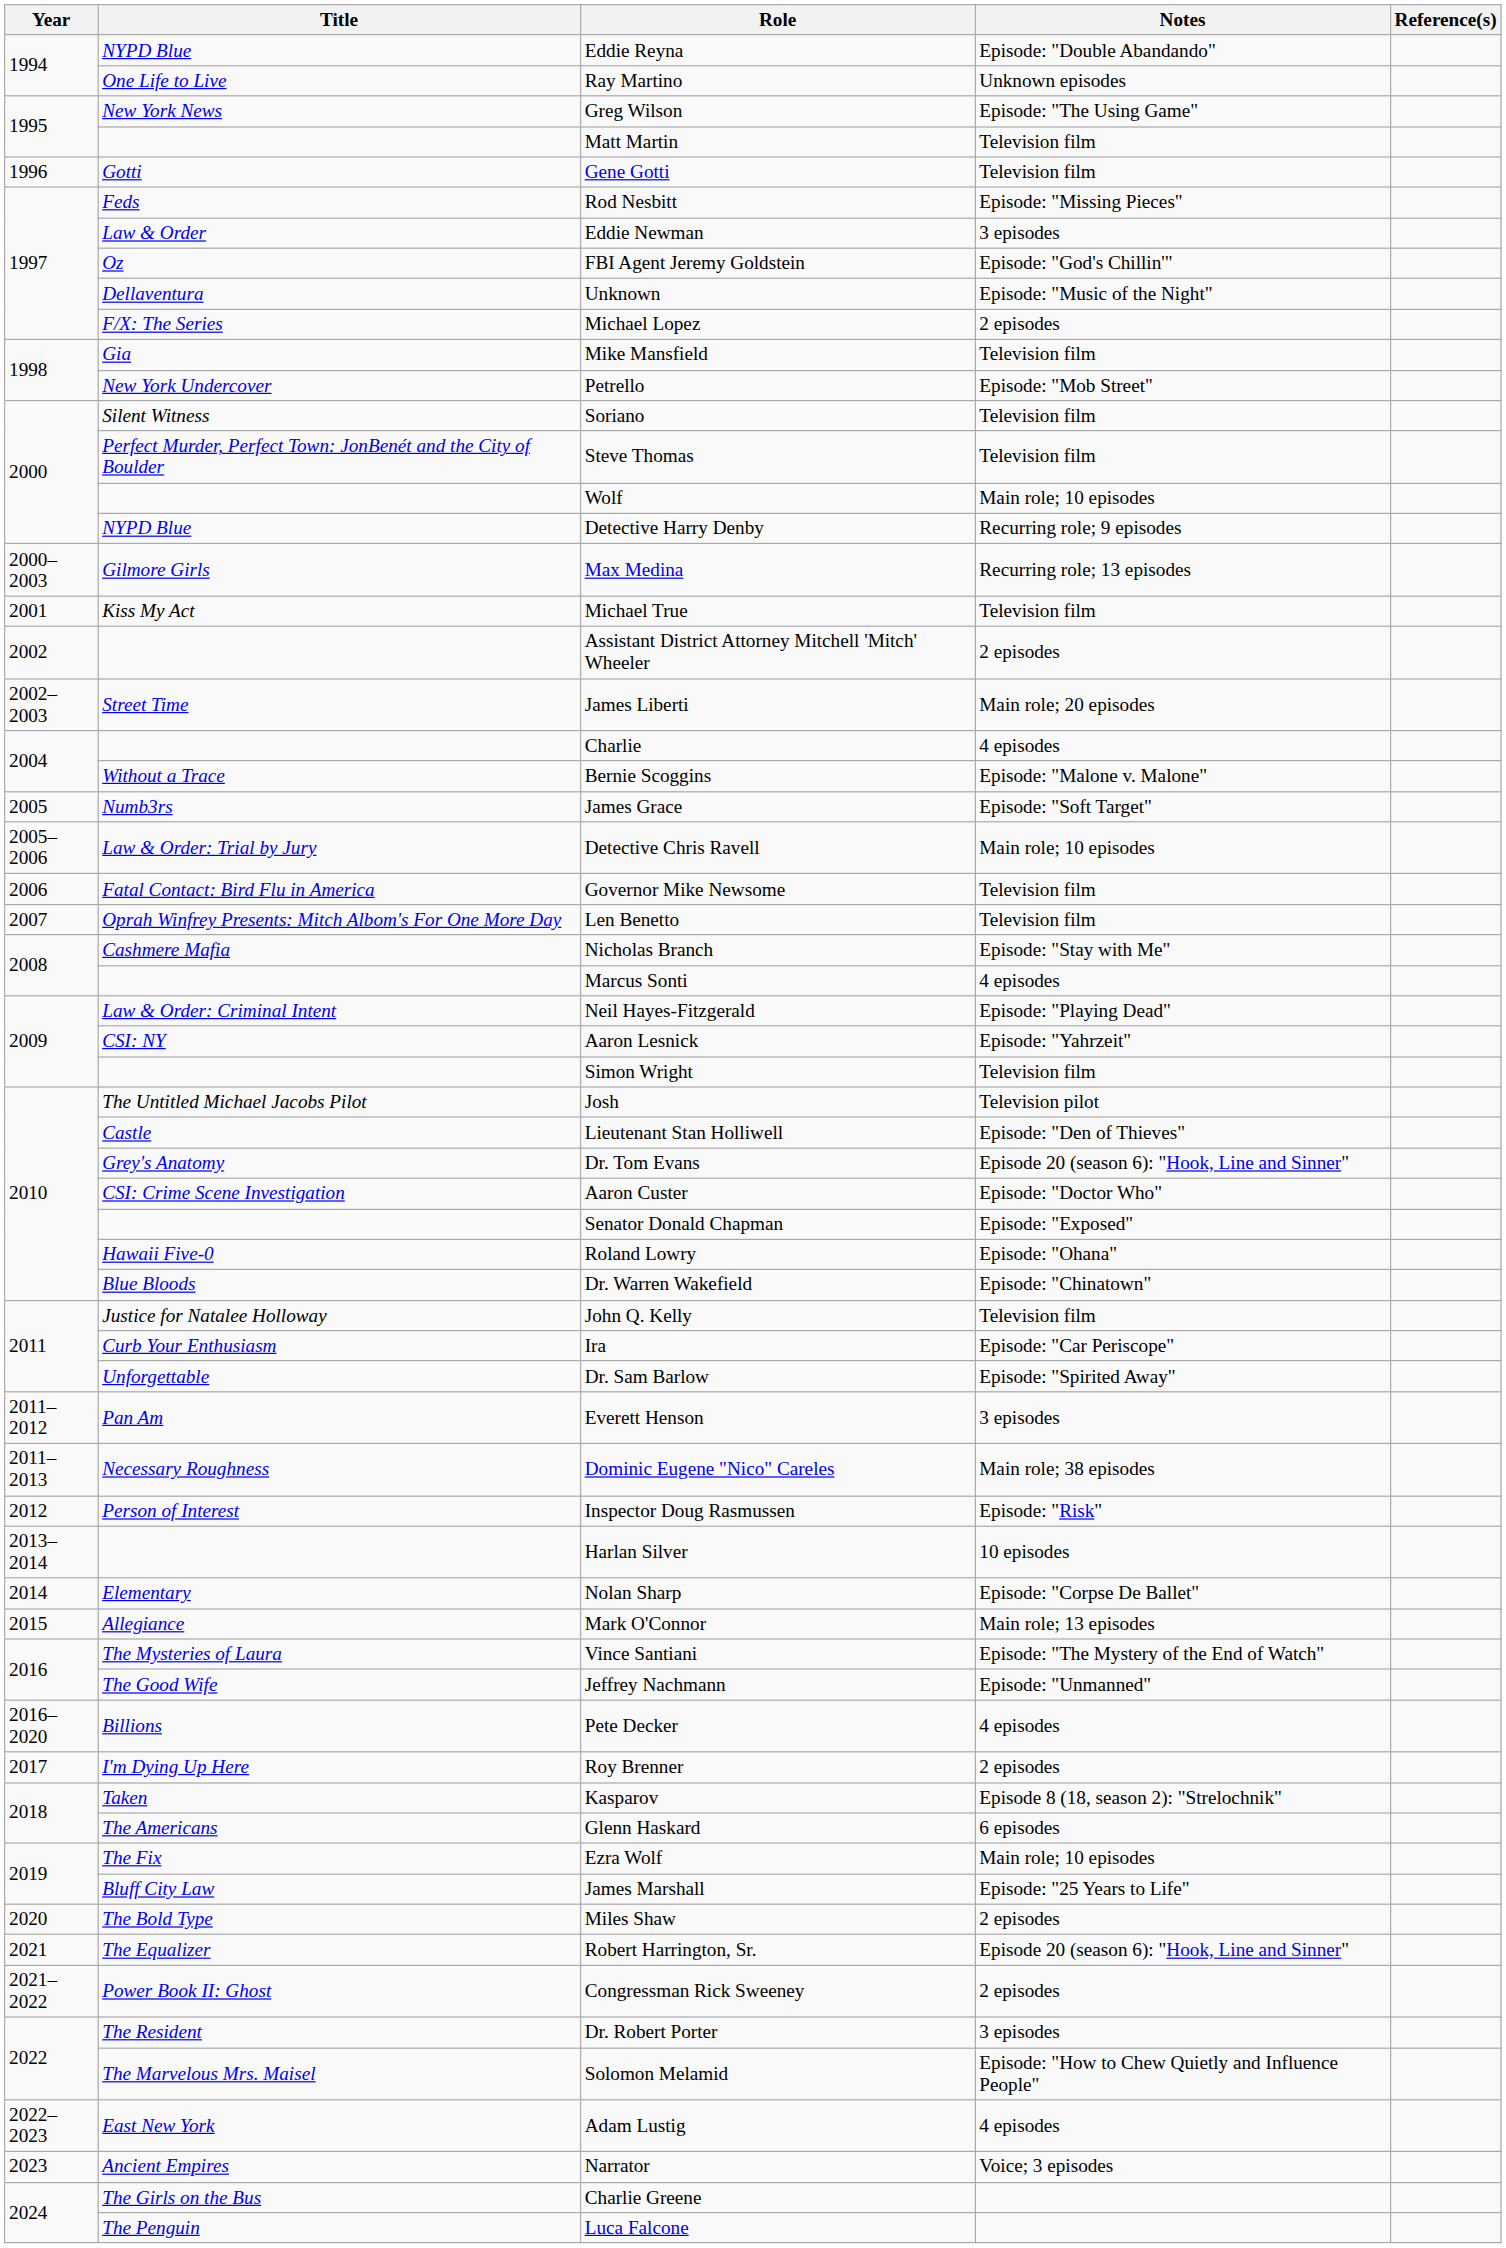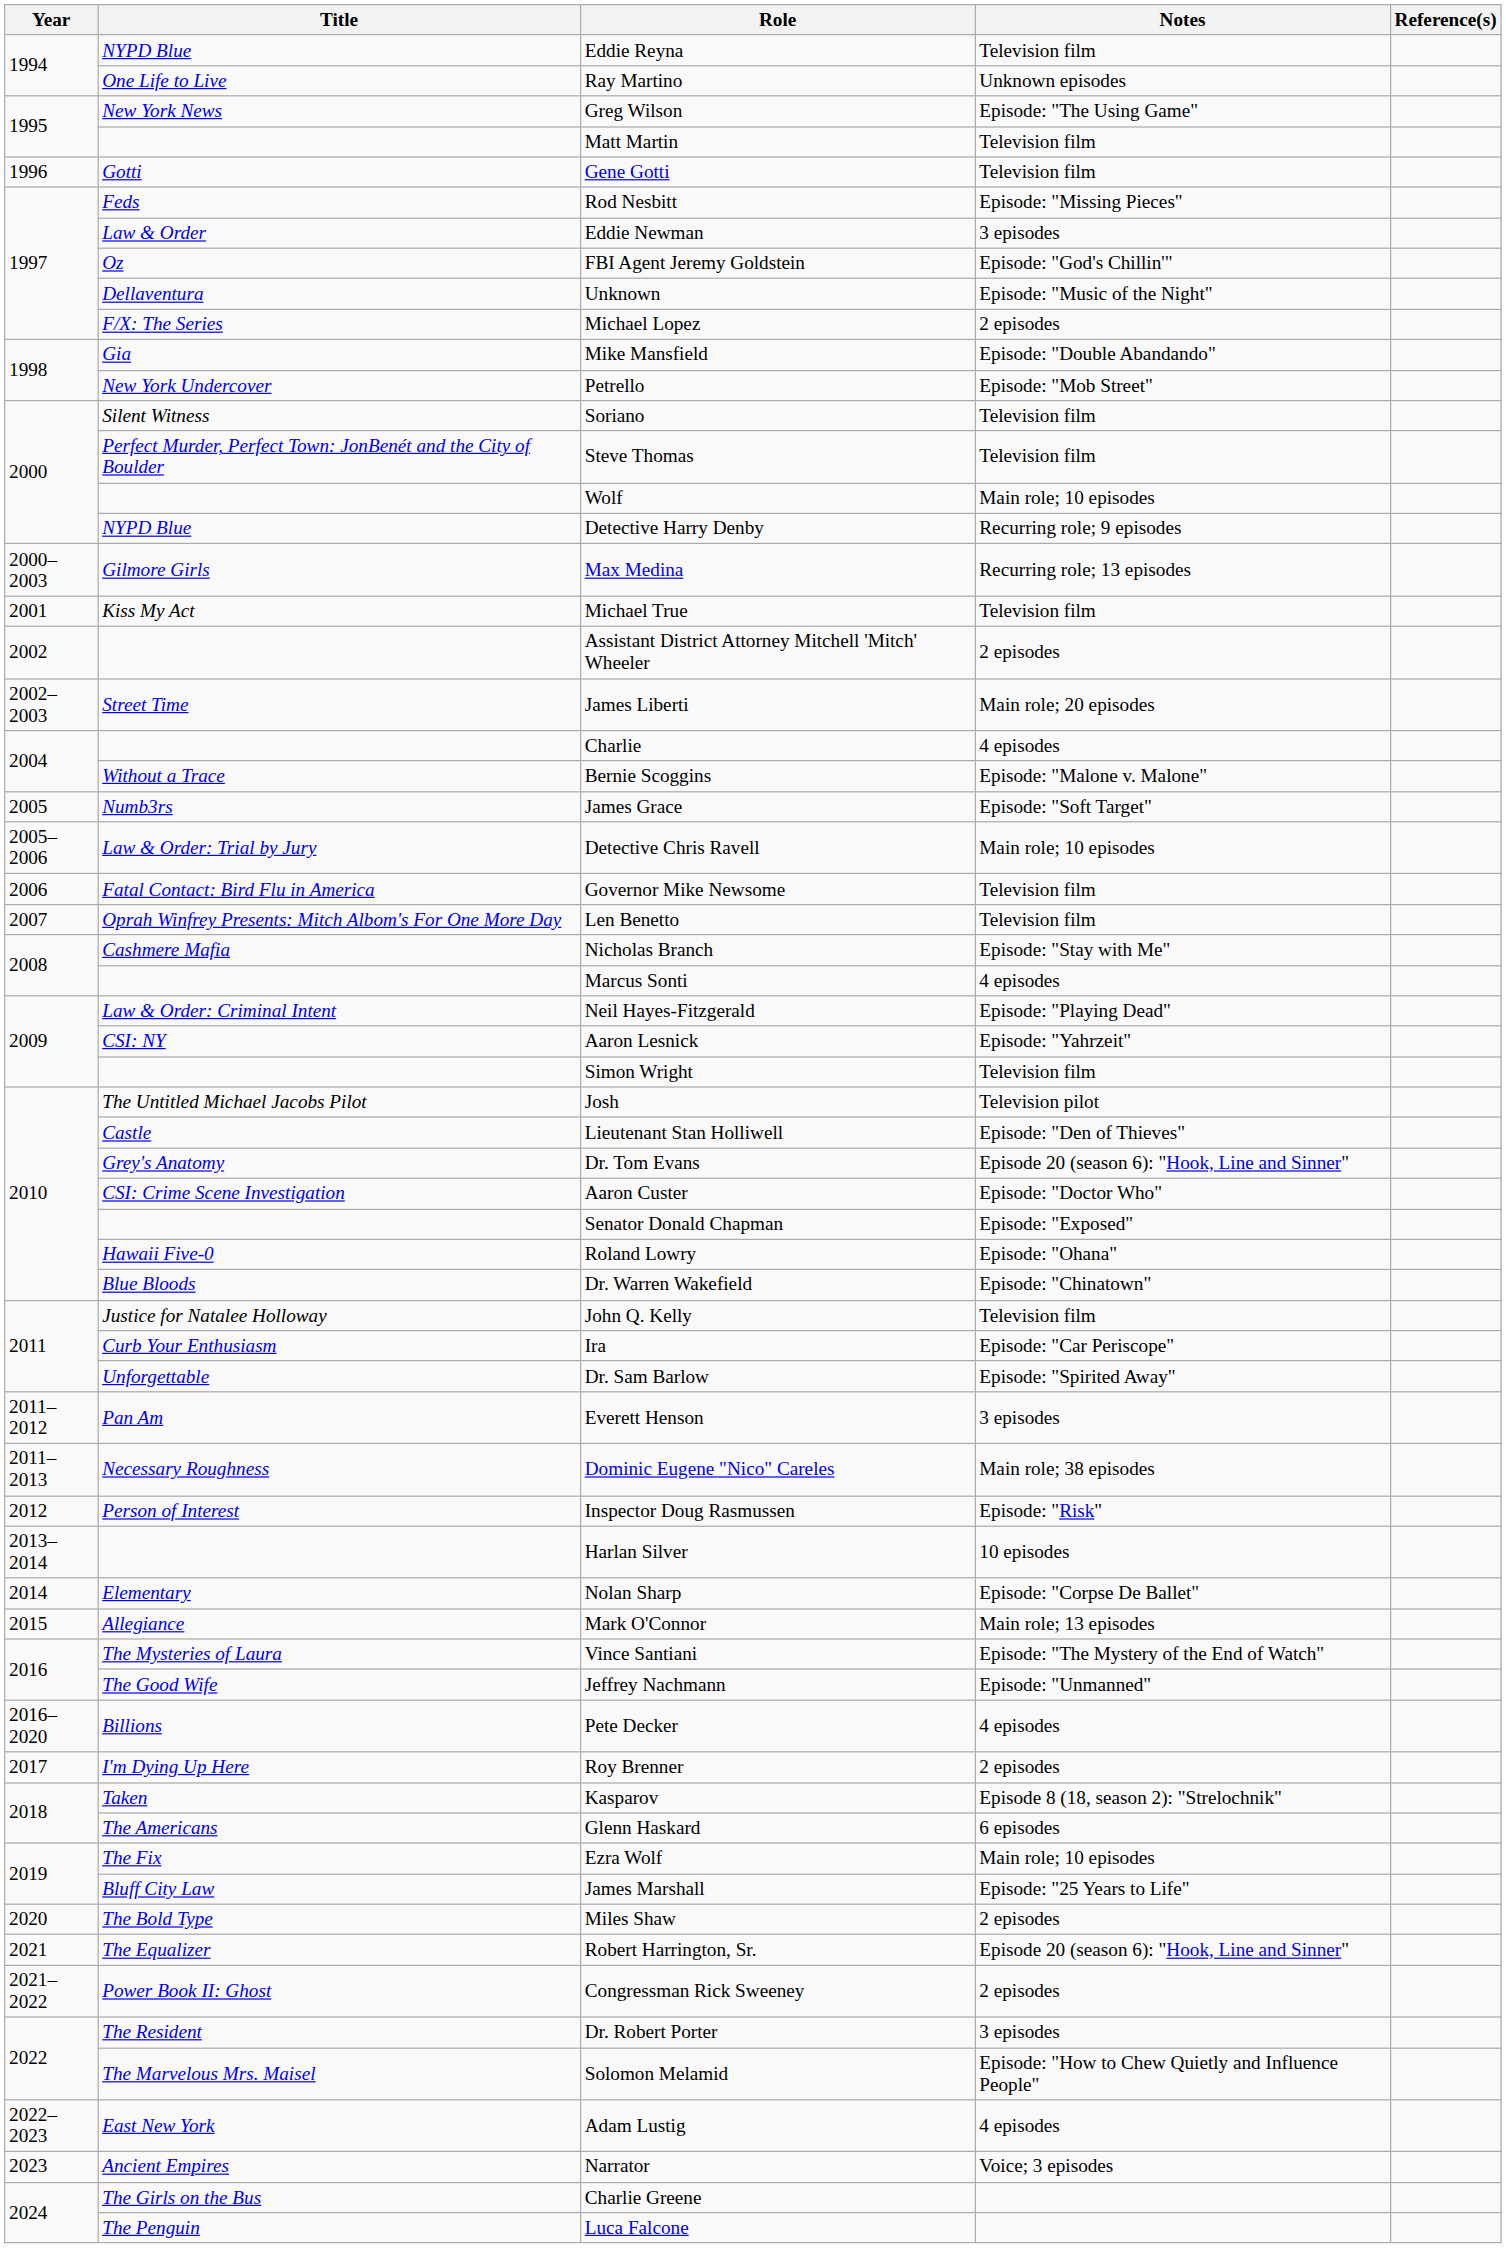(1098, 50) Episode: "Double Abandando" -> (1038, 50) Television film
(1038, 354) Television film -> (1098, 354) Episode: "Double Abandando"
